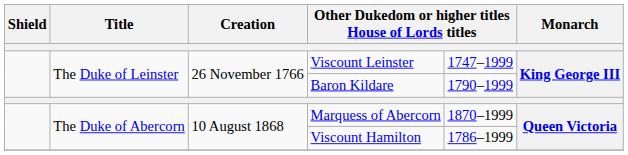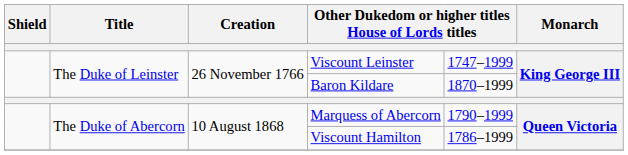(480, 85) 1790–1999 -> (480, 85) 1870–1999
(480, 115) 1870–1999 -> (480, 115) 1790–1999
